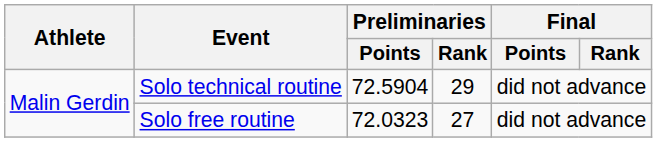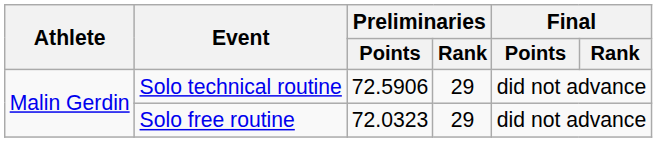(390, 87) 72.5904 -> (390, 87) 72.5906
(463, 120) 27 -> (463, 120) 29
